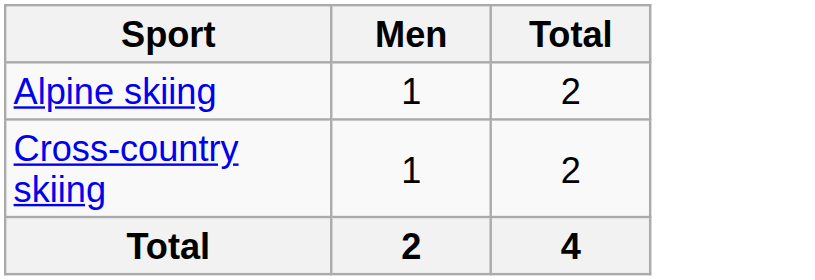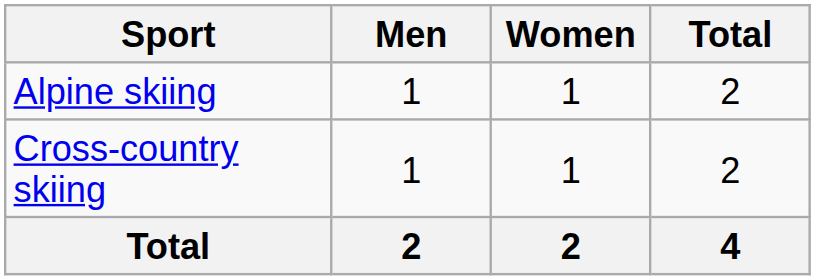+ column: (571, 34)
